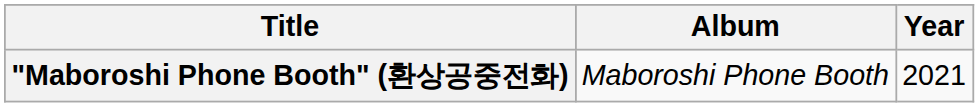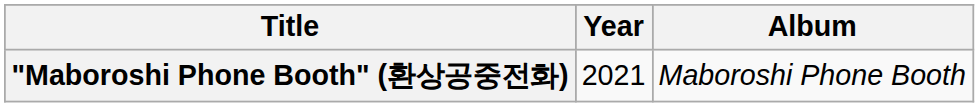columns swapped: (934, 27) <-> (735, 27)
